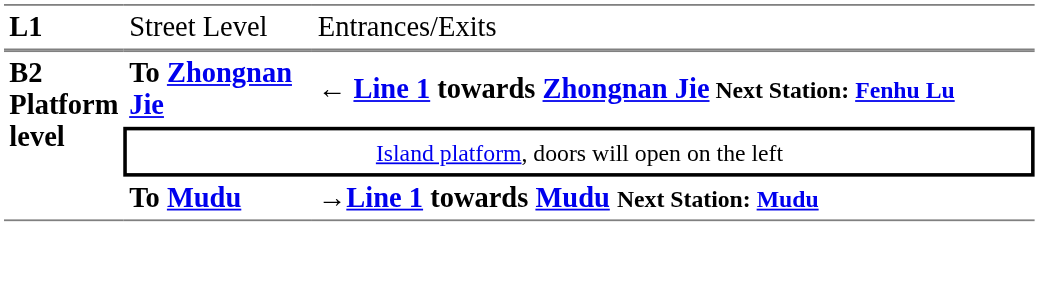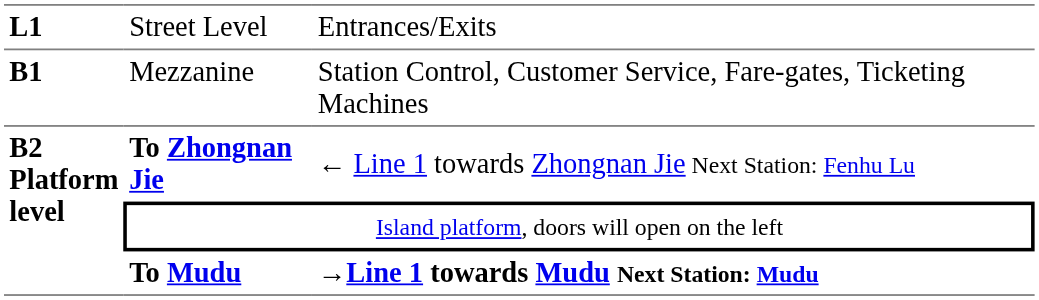+ row: (192, 71)
(636, 89) bold -> (616, 163) normal
